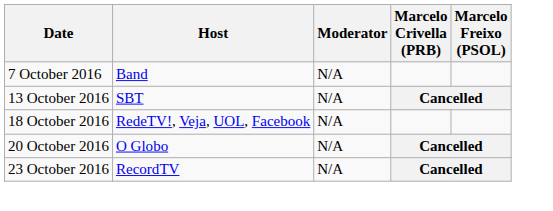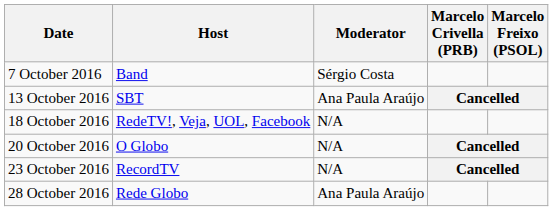(330, 74) N/A -> (356, 74) Sérgio Costa
(330, 97) N/A -> (371, 97) Ana Paula Araújo
+ row: (58, 193)
